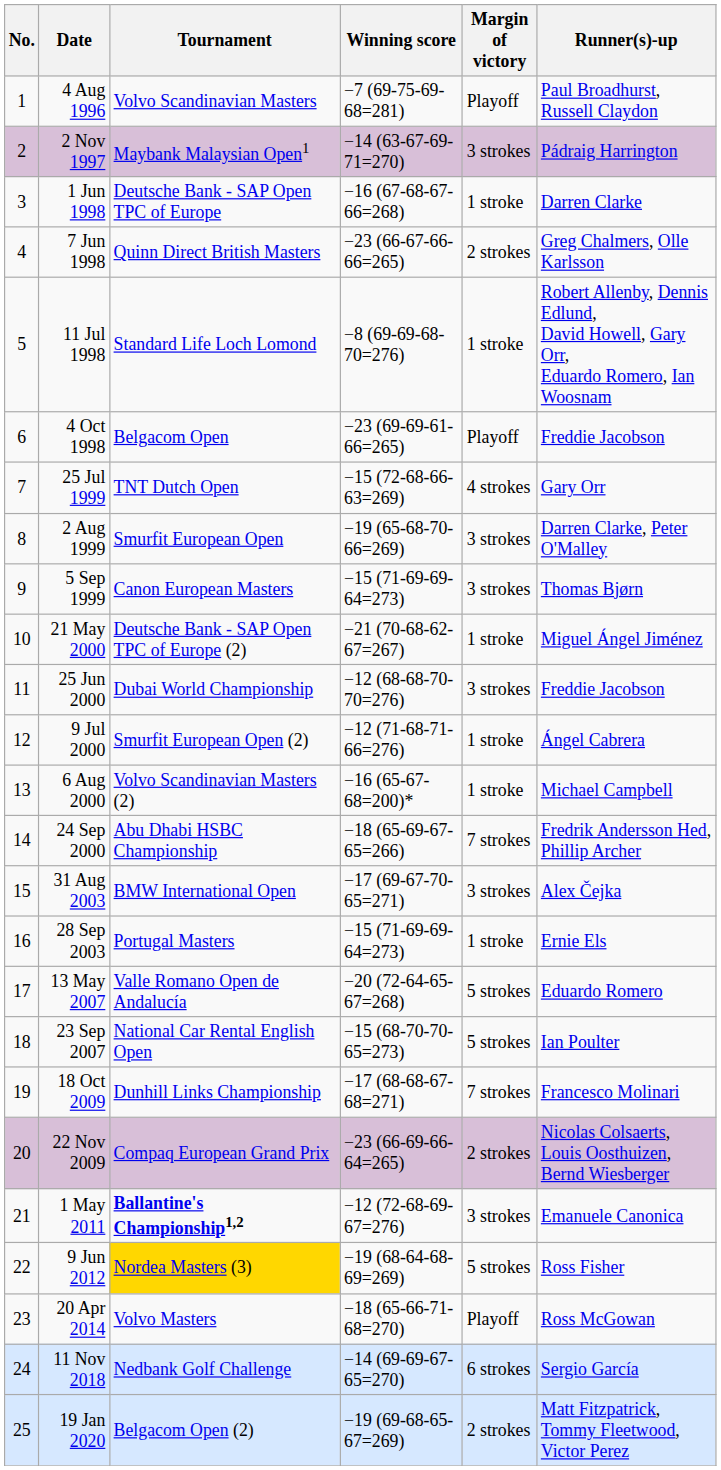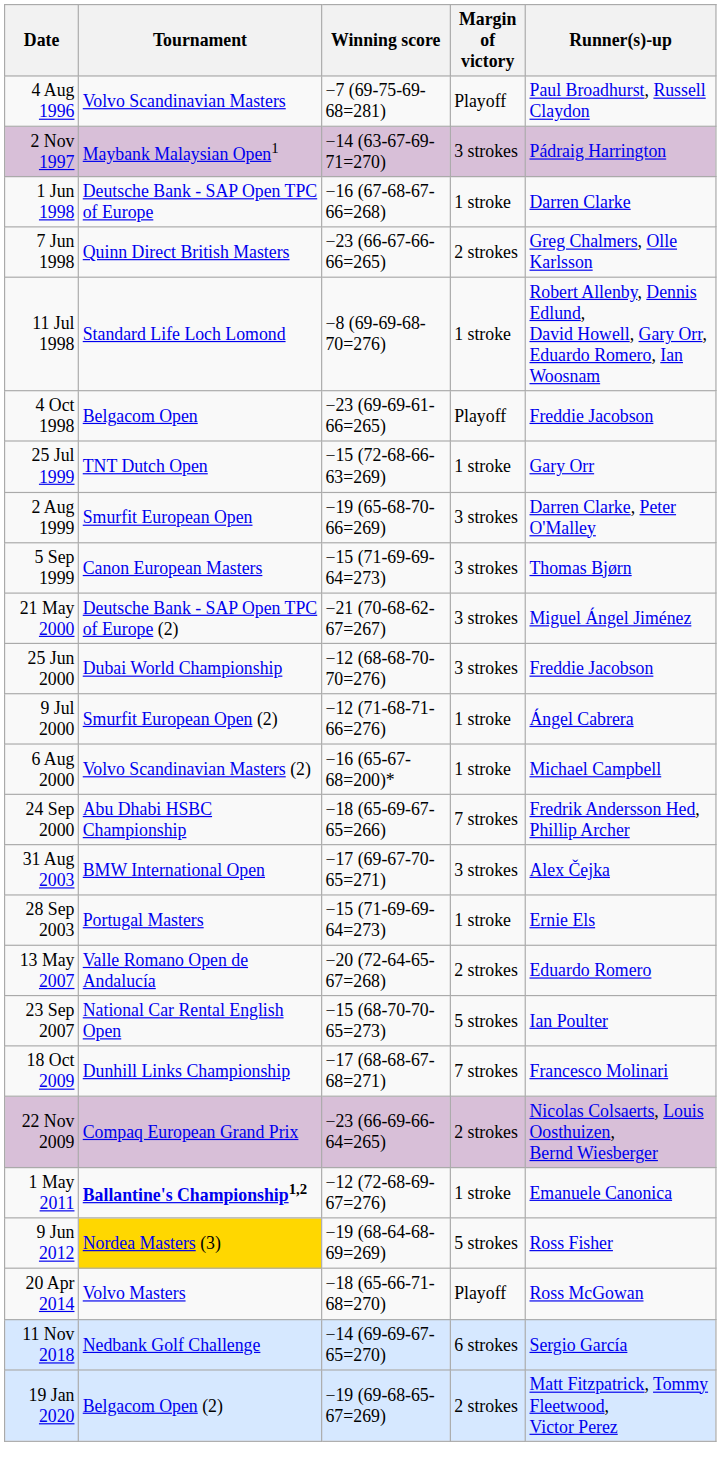- column: (22, 40)
(499, 487) 4 strokes -> (483, 466) 1 stroke
(495, 639) 1 stroke -> (486, 617) 3 strokes
(499, 991) 5 strokes -> (486, 970) 2 strokes
(499, 1216) 3 strokes -> (483, 1193) 1 stroke
